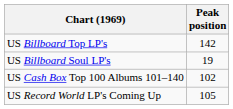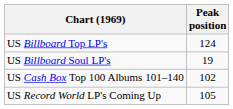(208, 43) 142 -> (208, 43) 124
